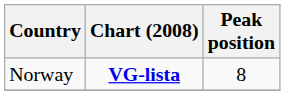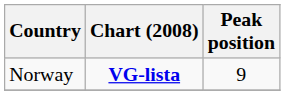(241, 74) 8 -> (241, 74) 9
